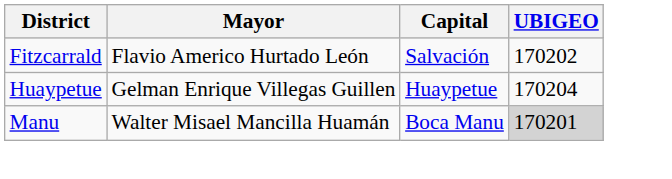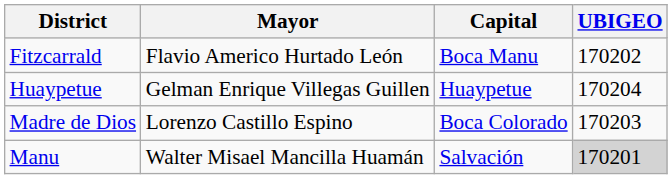(447, 55) Salvación -> (489, 55) Boca Manu
+ row: (73, 122)
(454, 122) Boca Manu -> (481, 156) Salvación
